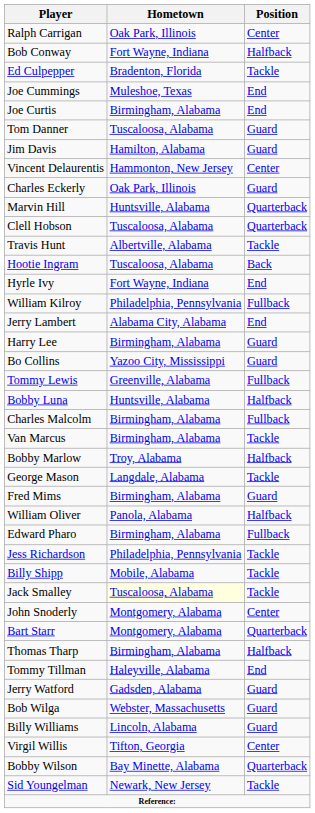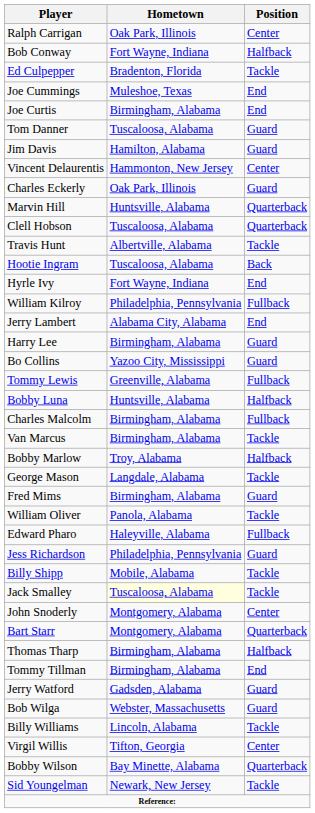(269, 515) Halfback -> (263, 515) Tackle
(165, 534) Birmingham, Alabama -> (160, 534) Haleyville, Alabama
(263, 554) Tackle -> (262, 554) Guard
(160, 669) Haleyville, Alabama -> (165, 669) Birmingham, Alabama
(262, 727) Guard -> (263, 727) Tackle
